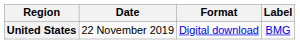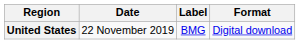columns swapped: (219, 13) <-> (278, 13)
